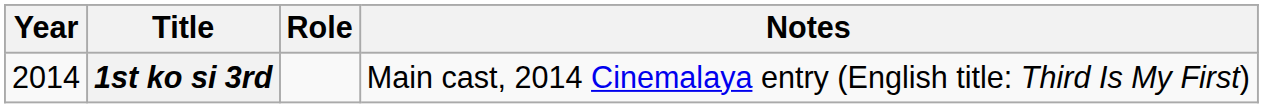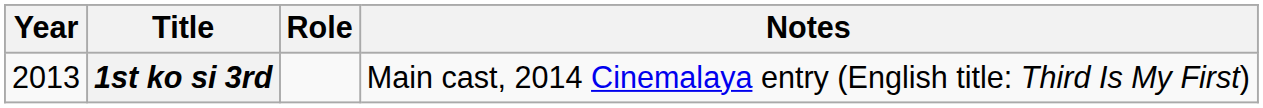(46, 77) 2014 -> (46, 77) 2013
